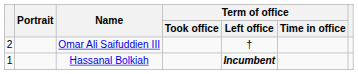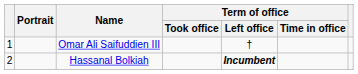(10, 45) 2 -> (10, 45) 1
(10, 61) 1 -> (10, 61) 2
